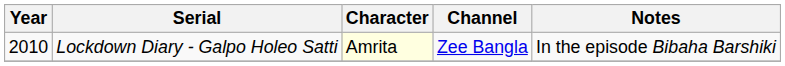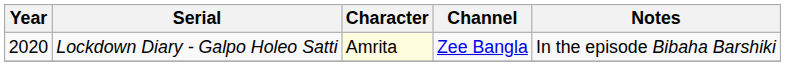(28, 46) 2010 -> (28, 46) 2020
